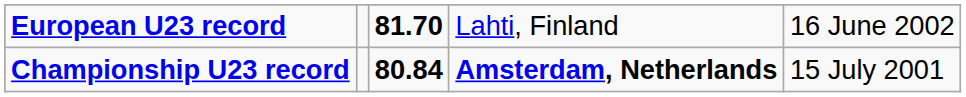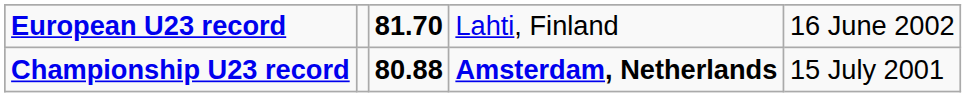(409, 69) 80.84 -> (409, 69) 80.88
